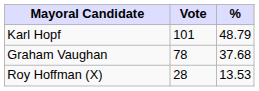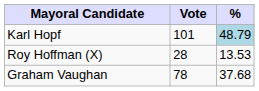(235, 34) no background -> (235, 34) lightblue background
rows swapped: (57, 55) <-> (55, 75)
